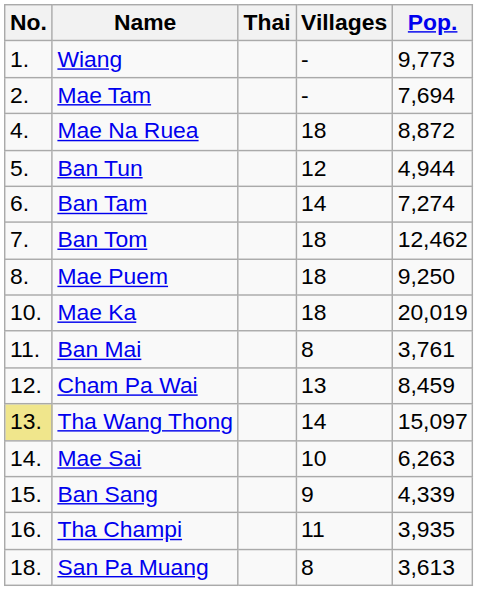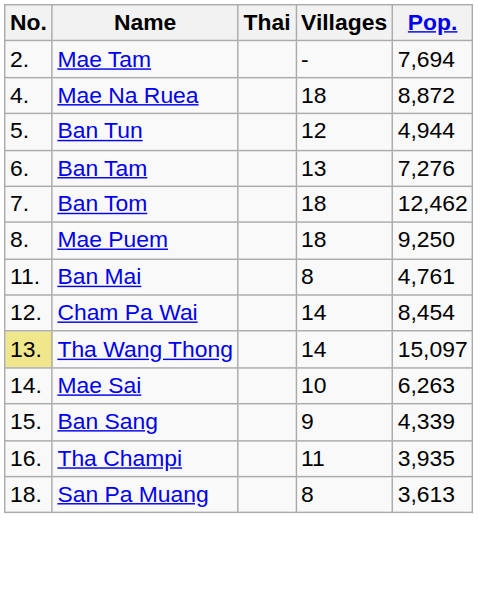- row: (90, 58)
(314, 204) 14 -> (314, 167) 13
(426, 204) 7,274 -> (426, 167) 7,276
- row: (97, 312)
(426, 349) 3,761 -> (426, 276) 4,761
(314, 385) 13 -> (314, 312) 14
(426, 385) 8,459 -> (426, 312) 8,454
